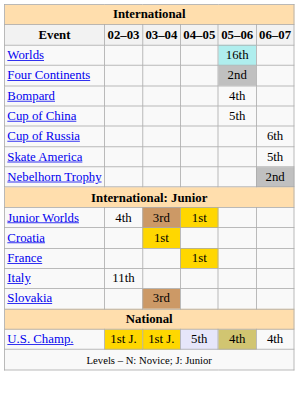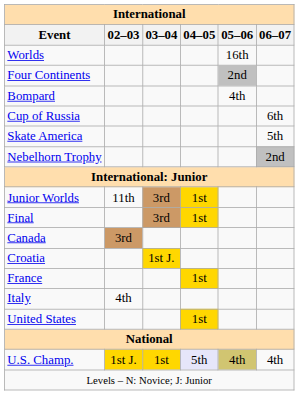(237, 55) paleturquoise background -> (237, 55) no background
- row: (42, 116)
(123, 217) 4th -> (123, 197) 11th
+ row: (21, 217)
+ row: (27, 237)
(161, 237) 1st -> (161, 258) 1st J.
(123, 278) 11th -> (123, 298) 4th
- row: (30, 298)
+ row: (42, 319)
(161, 339) 1st J. -> (161, 359) 1st
